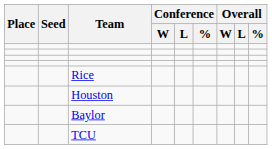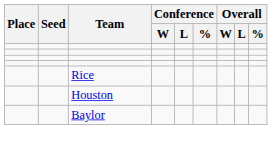- row: (21, 135)
